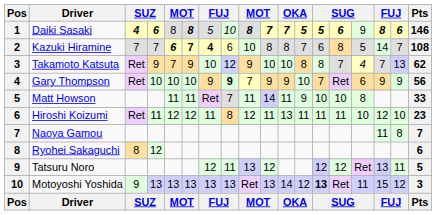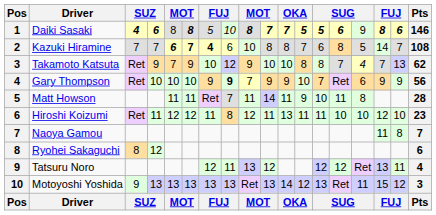(341, 98) 10 -> (341, 98) 11
(420, 98) 33 -> (420, 98) 28
(341, 115) 11 -> (341, 115) 10
(420, 167) 5 -> (420, 167) 4
(321, 184) bold -> (321, 184) normal
